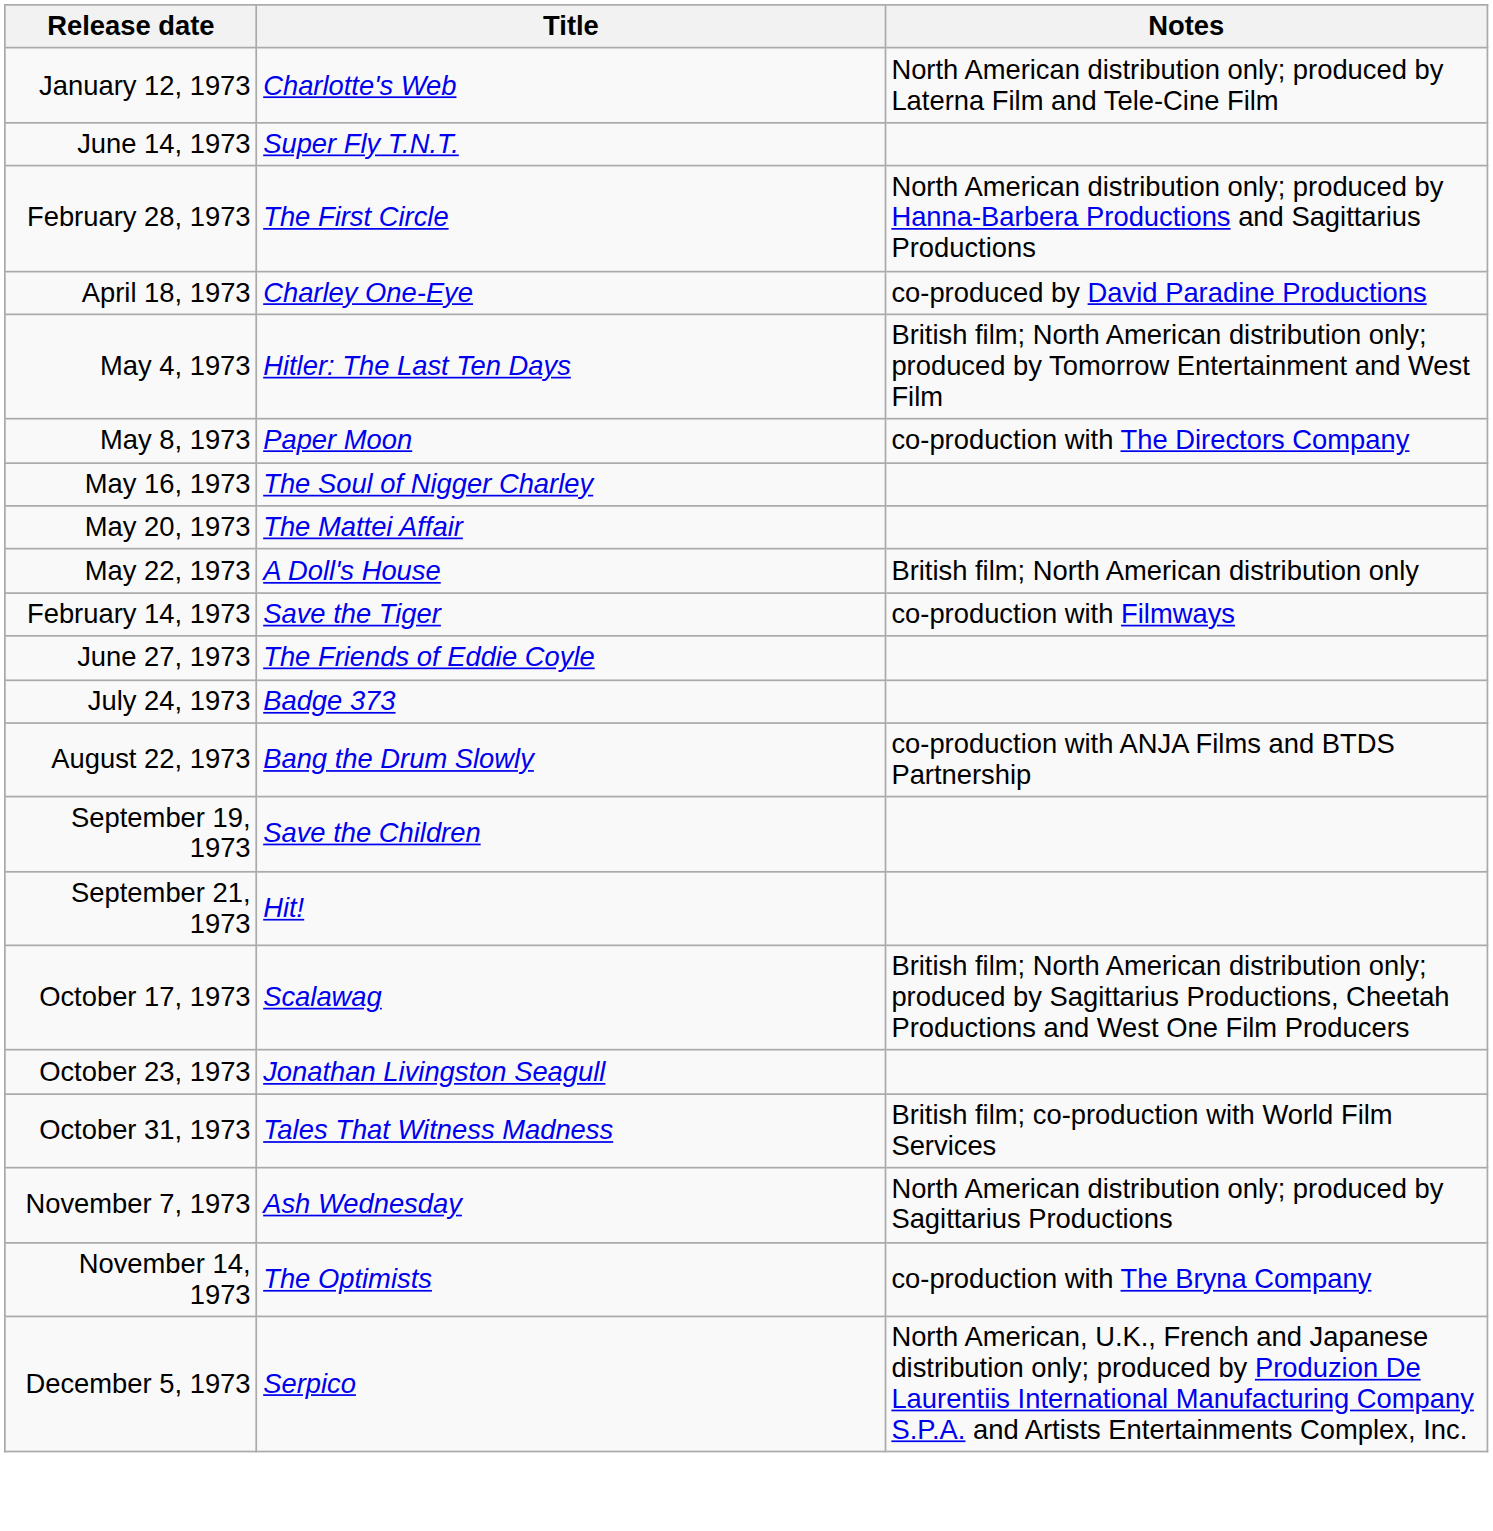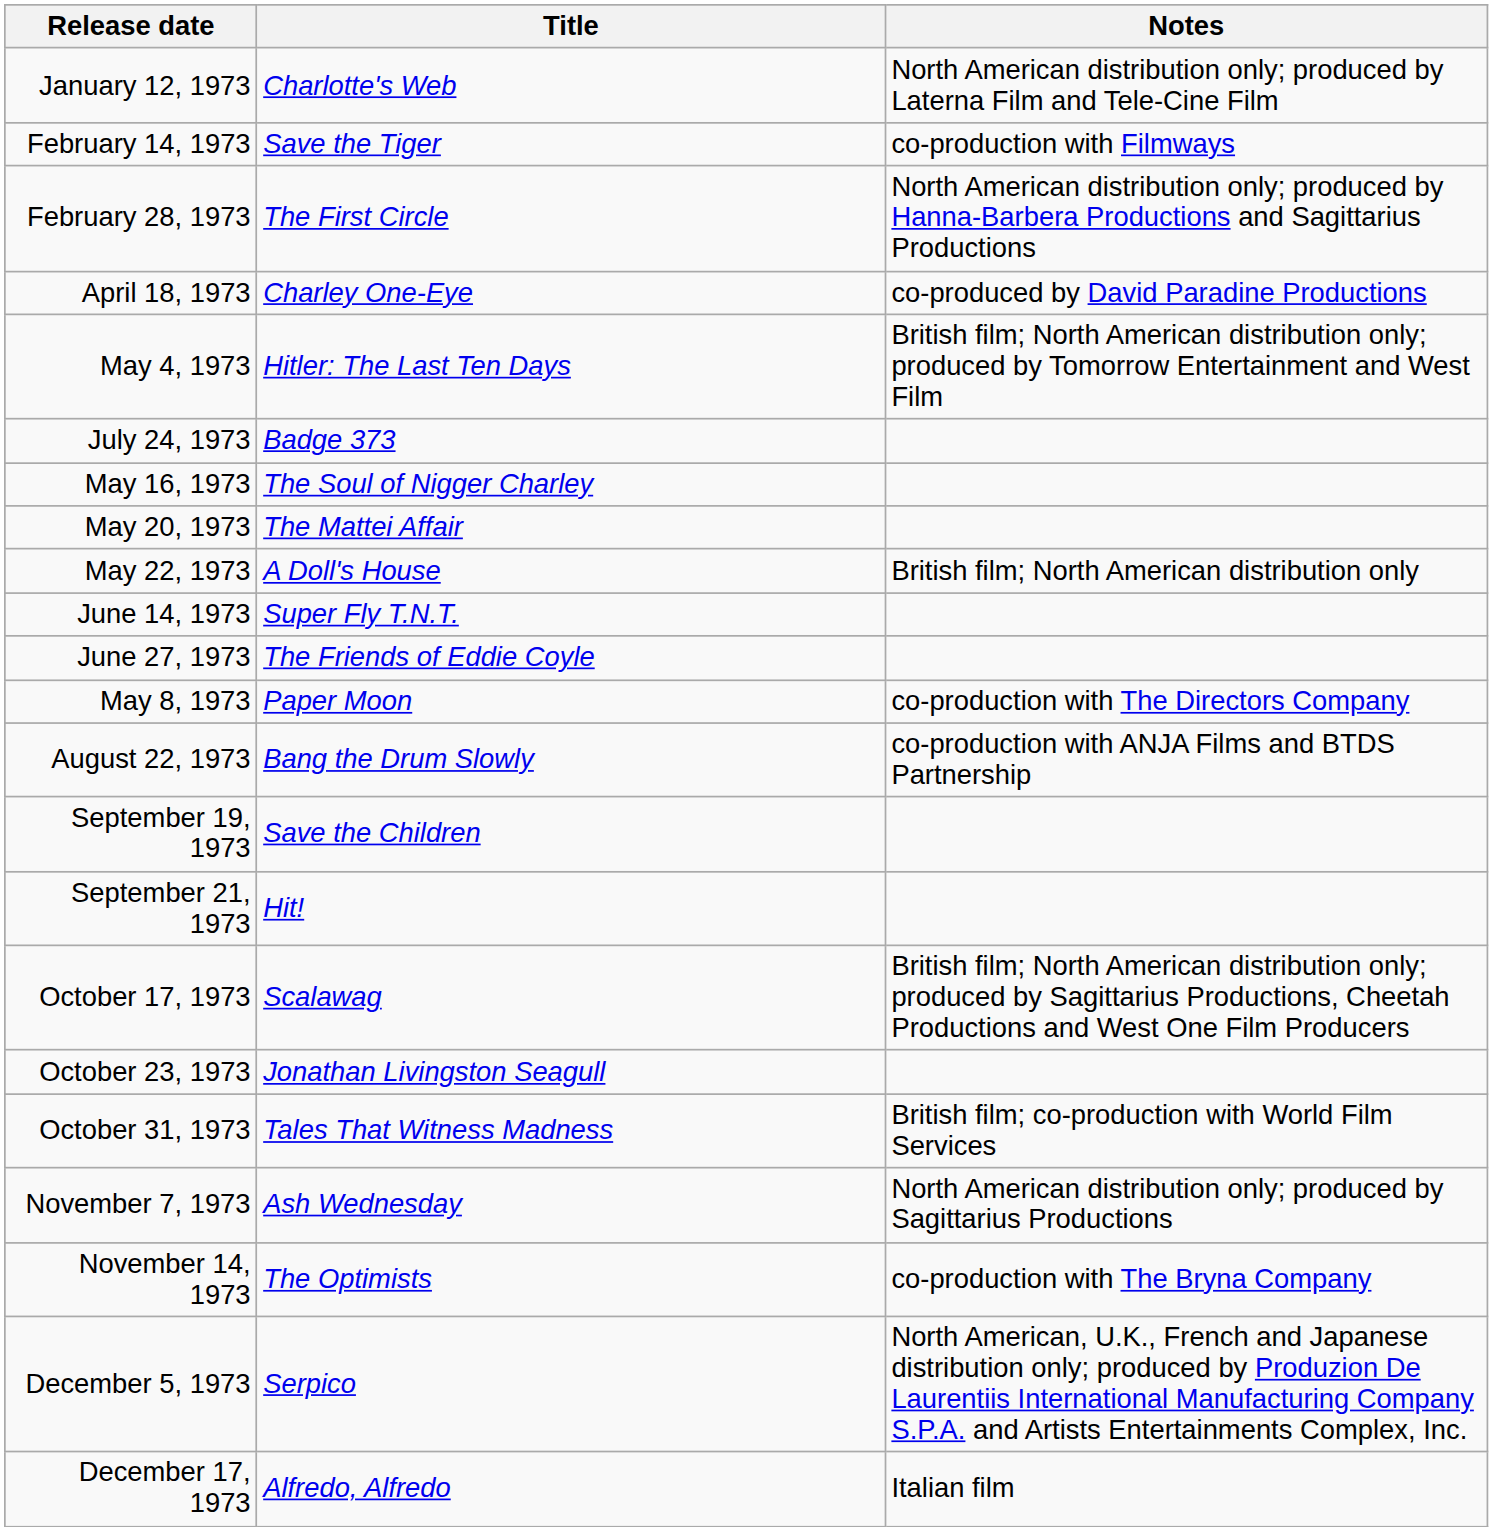rows swapped: (139, 614) <-> (164, 143)
rows swapped: (175, 440) <-> (169, 700)
+ row: (165, 1488)
